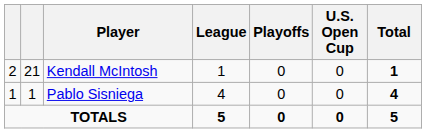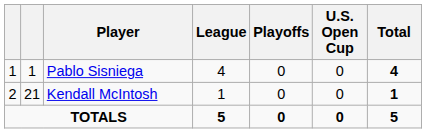rows swapped: (95, 94) <-> (102, 71)
